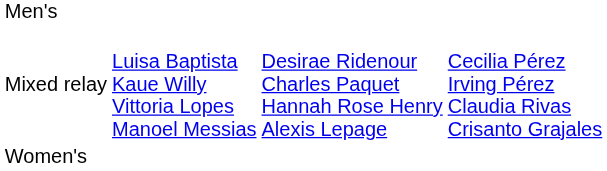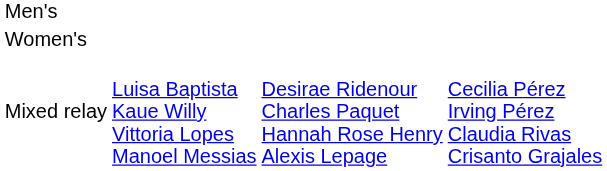rows swapped: (46, 156) <-> (56, 84)
